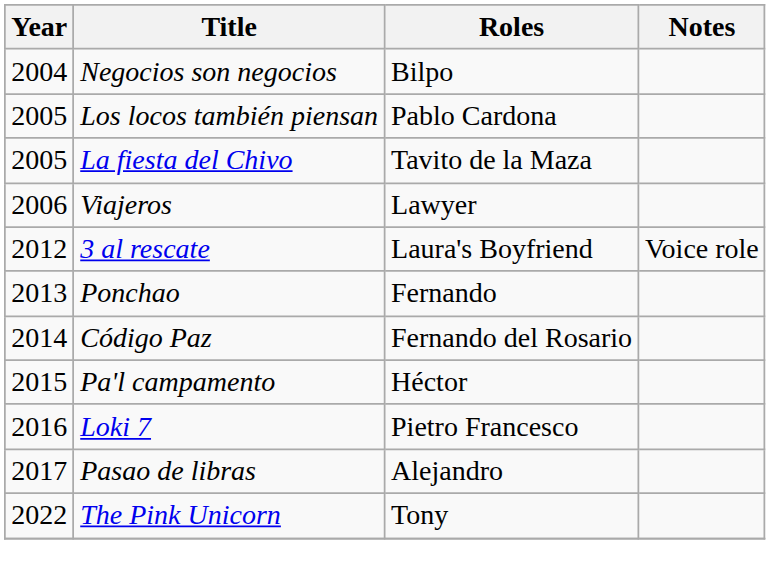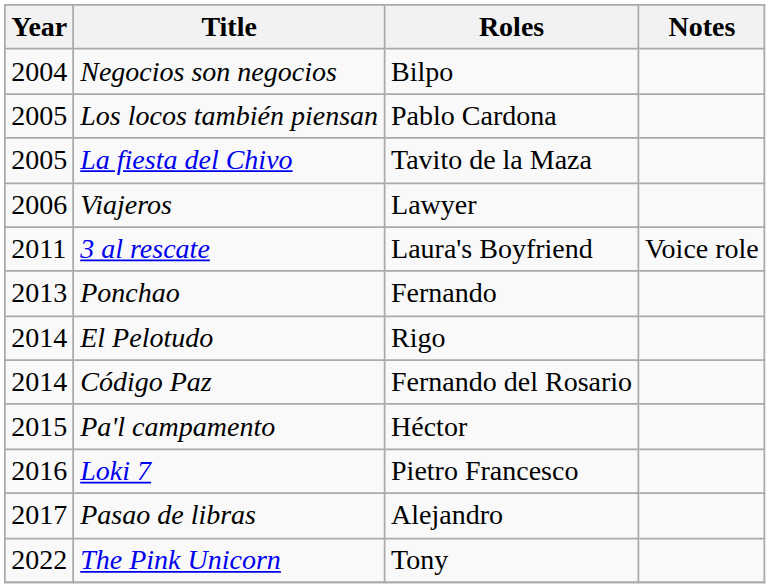(39, 248) 2012 -> (39, 248) 2011
+ row: (147, 337)
